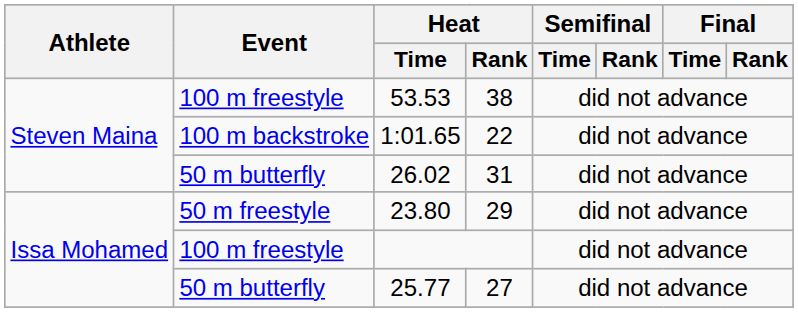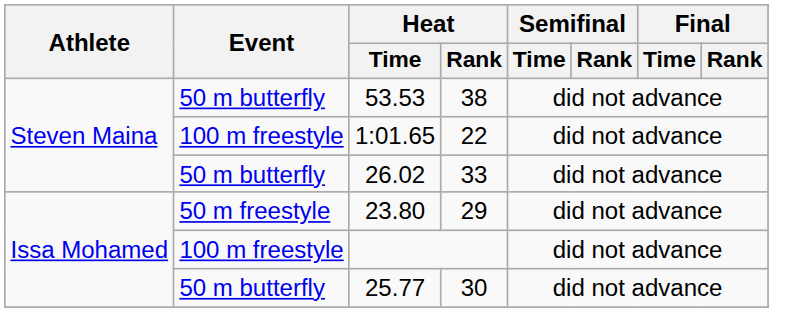(262, 98) 100 m freestyle -> (252, 98) 50 m butterfly
(274, 136) 100 m backstroke -> (262, 136) 100 m freestyle
(499, 174) 31 -> (474, 174) 33
(499, 288) 27 -> (474, 288) 30
